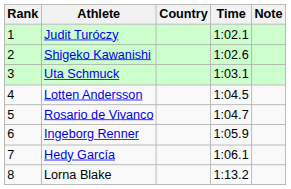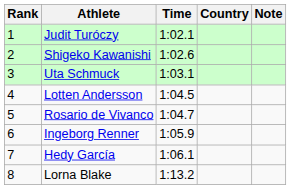columns swapped: (183, 14) <-> (231, 14)
